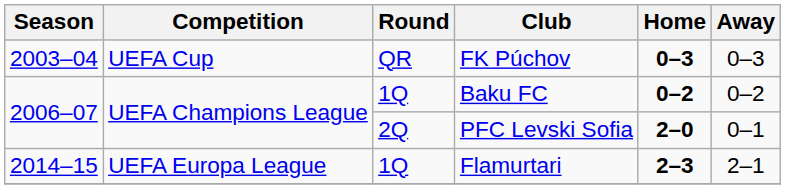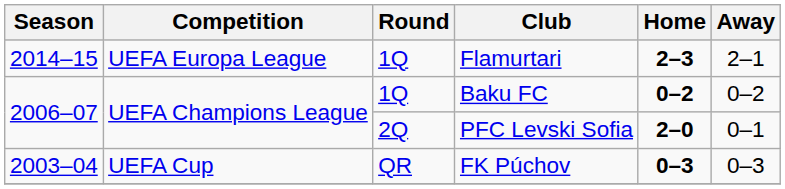rows swapped: (515, 58) <-> (511, 165)
